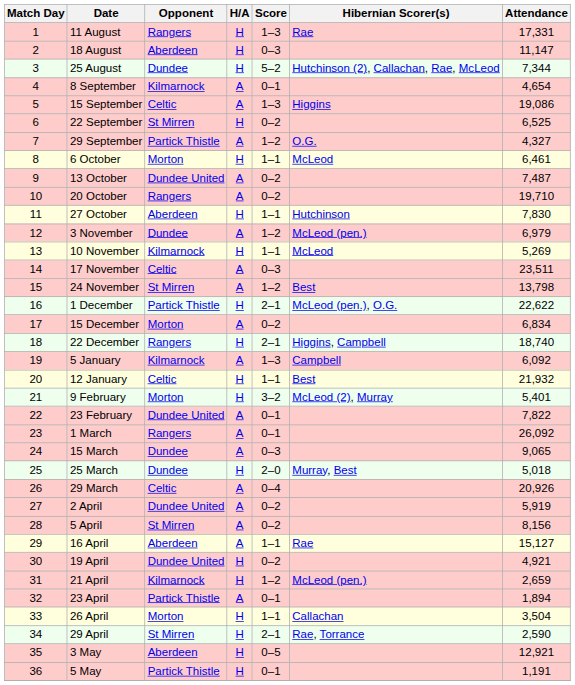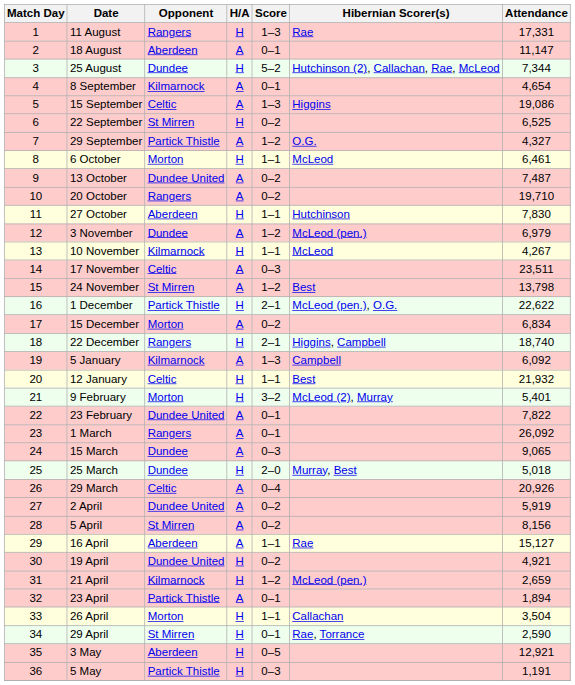(240, 50) H -> (240, 50) A
(271, 50) 0–3 -> (271, 50) 0–1
(536, 251) 5,269 -> (536, 251) 4,267
(271, 634) 2–1 -> (271, 634) 0–1
(271, 671) 0–1 -> (271, 671) 0–3
